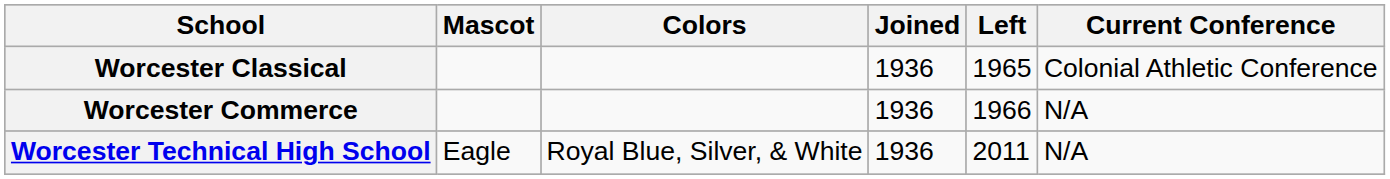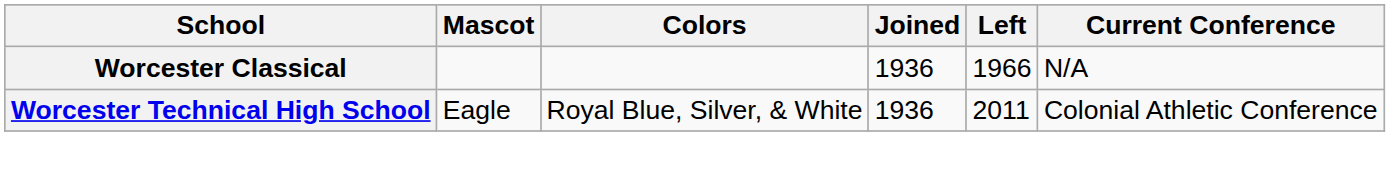(1002, 67) 1965 -> (1002, 67) 1966
(1211, 67) Colonial Athletic Conference -> (1066, 67) N/A
- row: (221, 109)
(1066, 151) N/A -> (1211, 109) Colonial Athletic Conference
